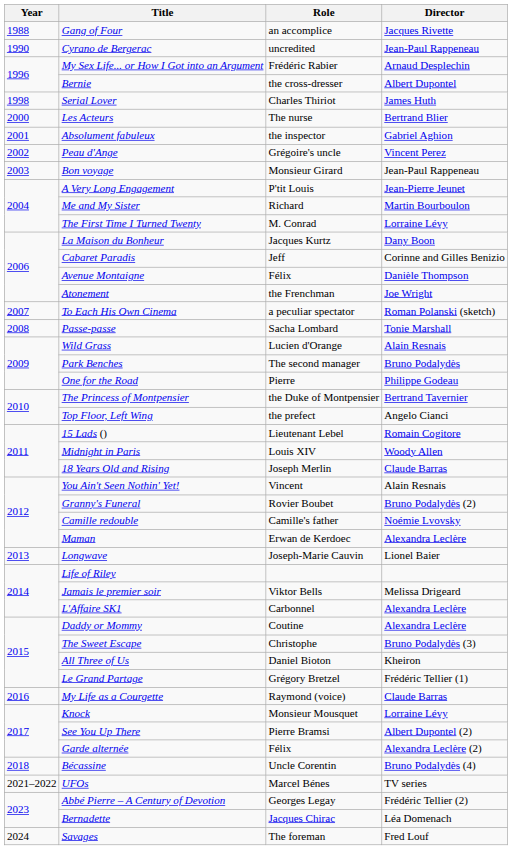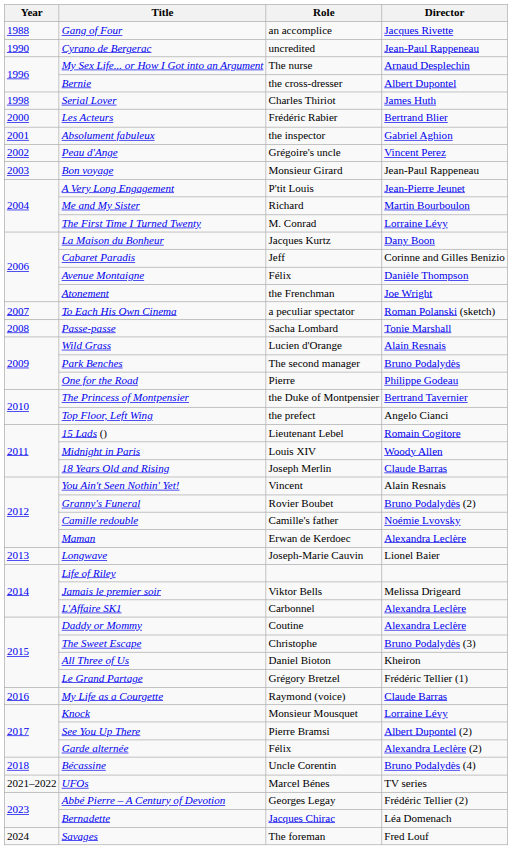(303, 65) Frédéric Rabier -> (290, 65) The nurse
(290, 118) The nurse -> (303, 118) Frédéric Rabier
